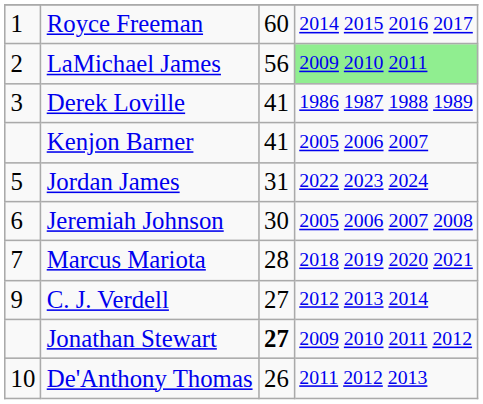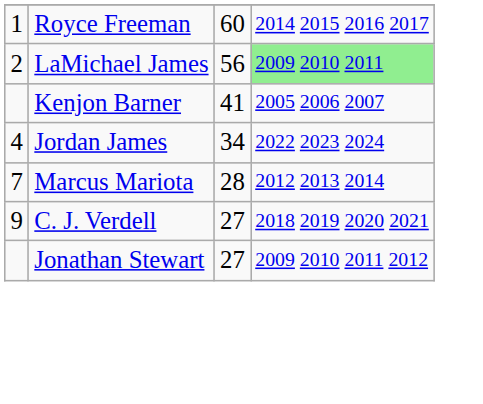- row: (116, 102)
(17, 181) 5 -> (17, 142) 4
(276, 181) 31 -> (232, 142) 34
- row: (135, 220)
(386, 260) 2018 2019 2020 2021 -> (320, 181) 2012 2013 2014
(364, 299) 2012 2013 2014 -> (342, 220) 2018 2019 2020 2021
(276, 338) bold -> (232, 260) normal
- row: (150, 378)
